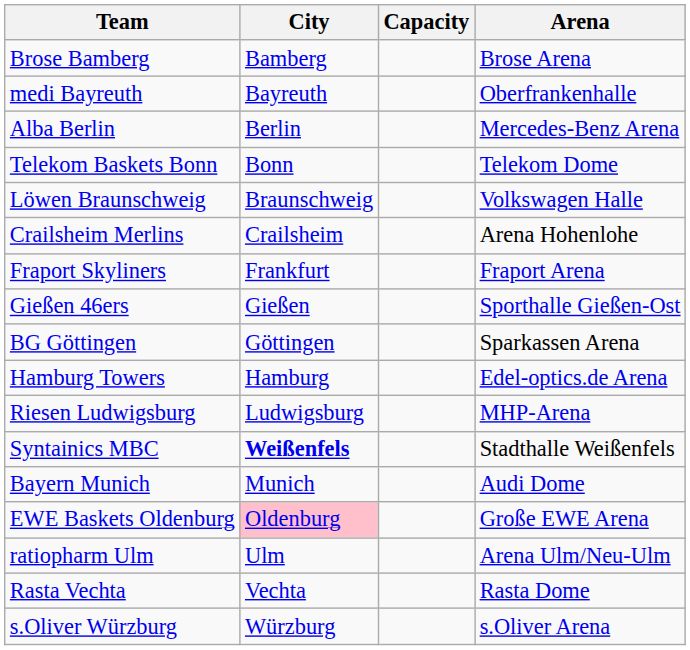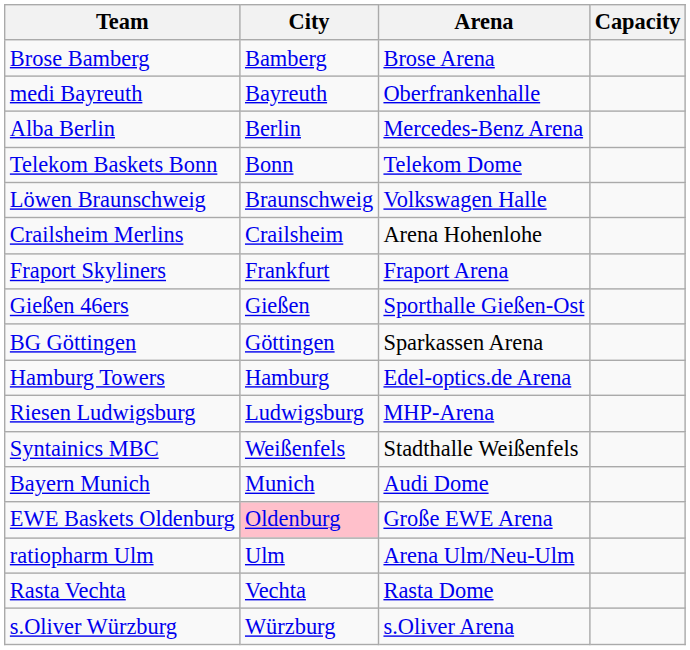columns swapped: (580, 22) <-> (426, 22)
(297, 448) bold -> (295, 448) normal
